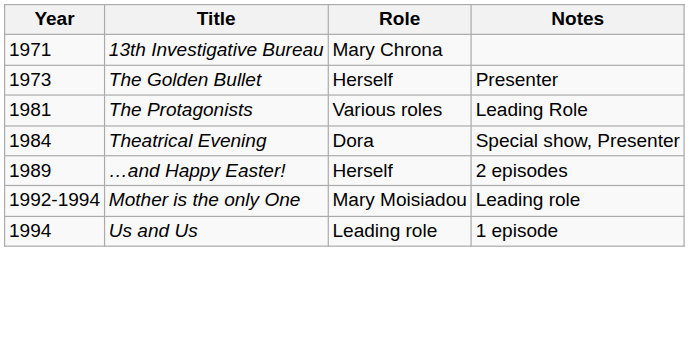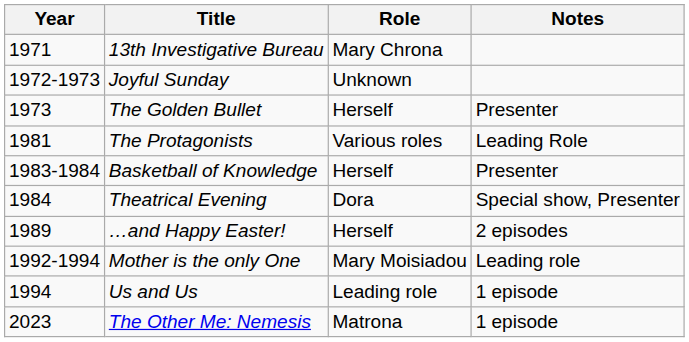+ row: (169, 79)
+ row: (213, 170)
+ row: (210, 321)
